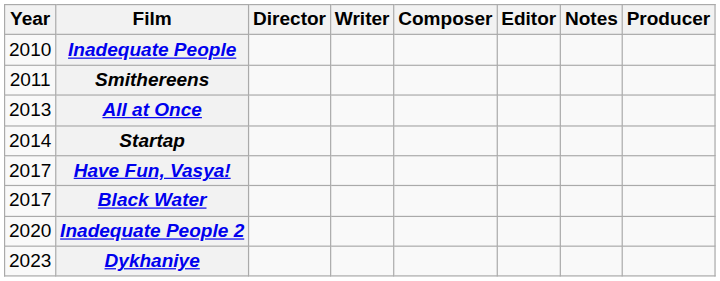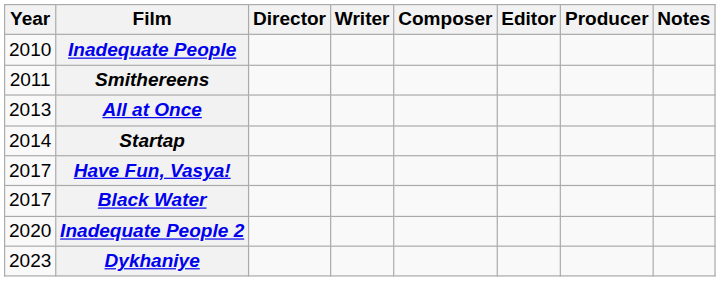columns swapped: (668, 19) <-> (591, 19)
